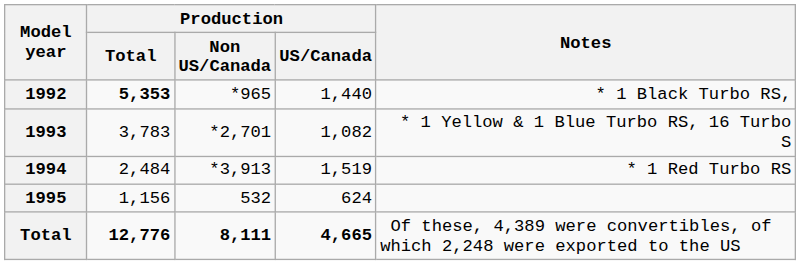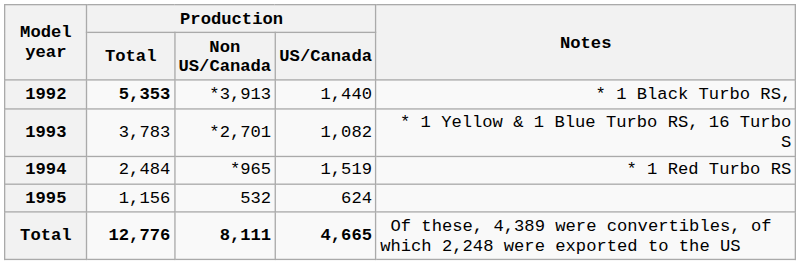(251, 94) *965 -> (240, 94) *3,913
(240, 170) *3,913 -> (251, 170) *965
